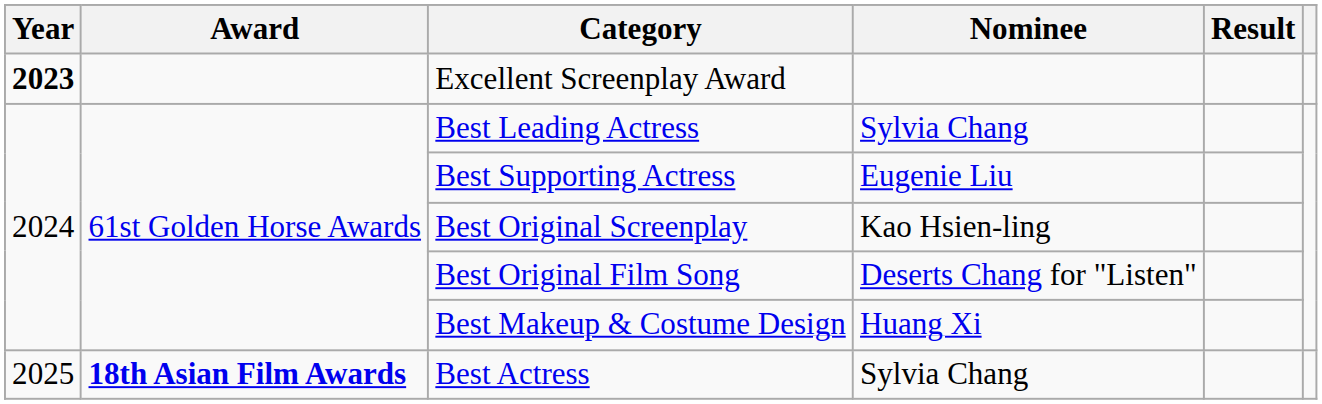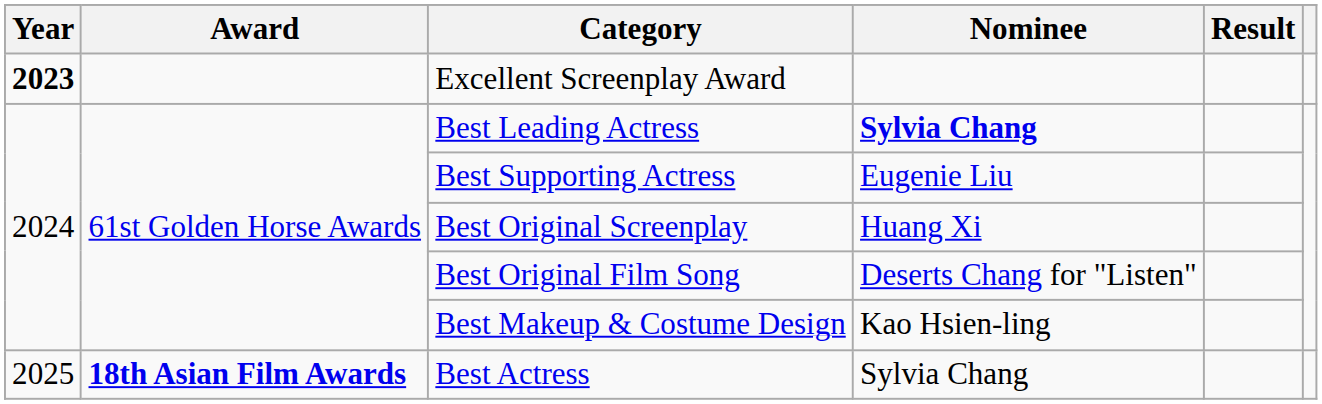(944, 127) normal -> (948, 127) bold
(955, 226) Kao Hsien-ling -> (921, 226) Huang Xi
(921, 324) Huang Xi -> (955, 324) Kao Hsien-ling
